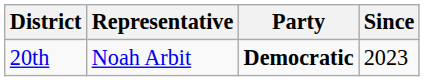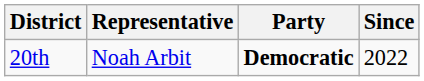(386, 57) 2023 -> (386, 57) 2022
